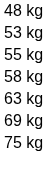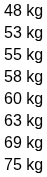+ row: (24, 98)
